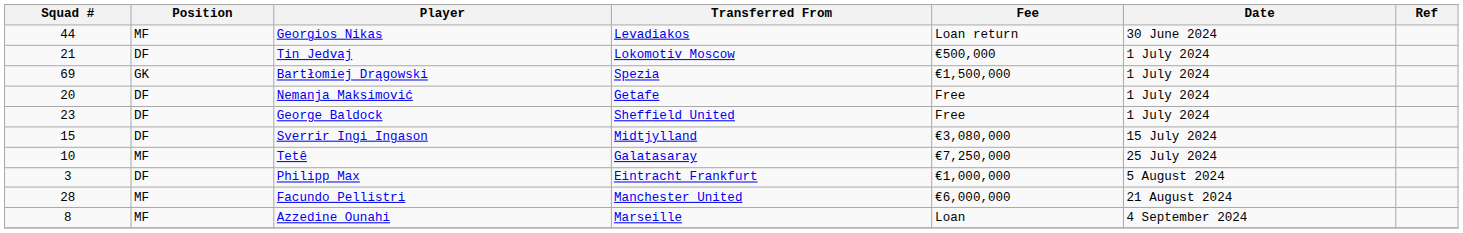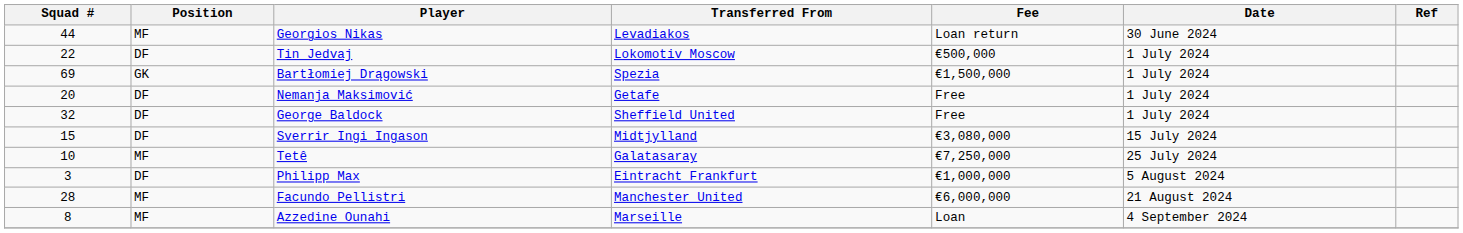(68, 56) 21 -> (68, 56) 22
(68, 117) 23 -> (68, 117) 32
